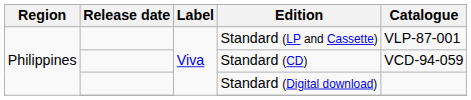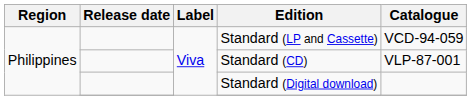(422, 38) VLP-87-001 -> (424, 38) VCD-94-059
(424, 60) VCD-94-059 -> (422, 60) VLP-87-001
